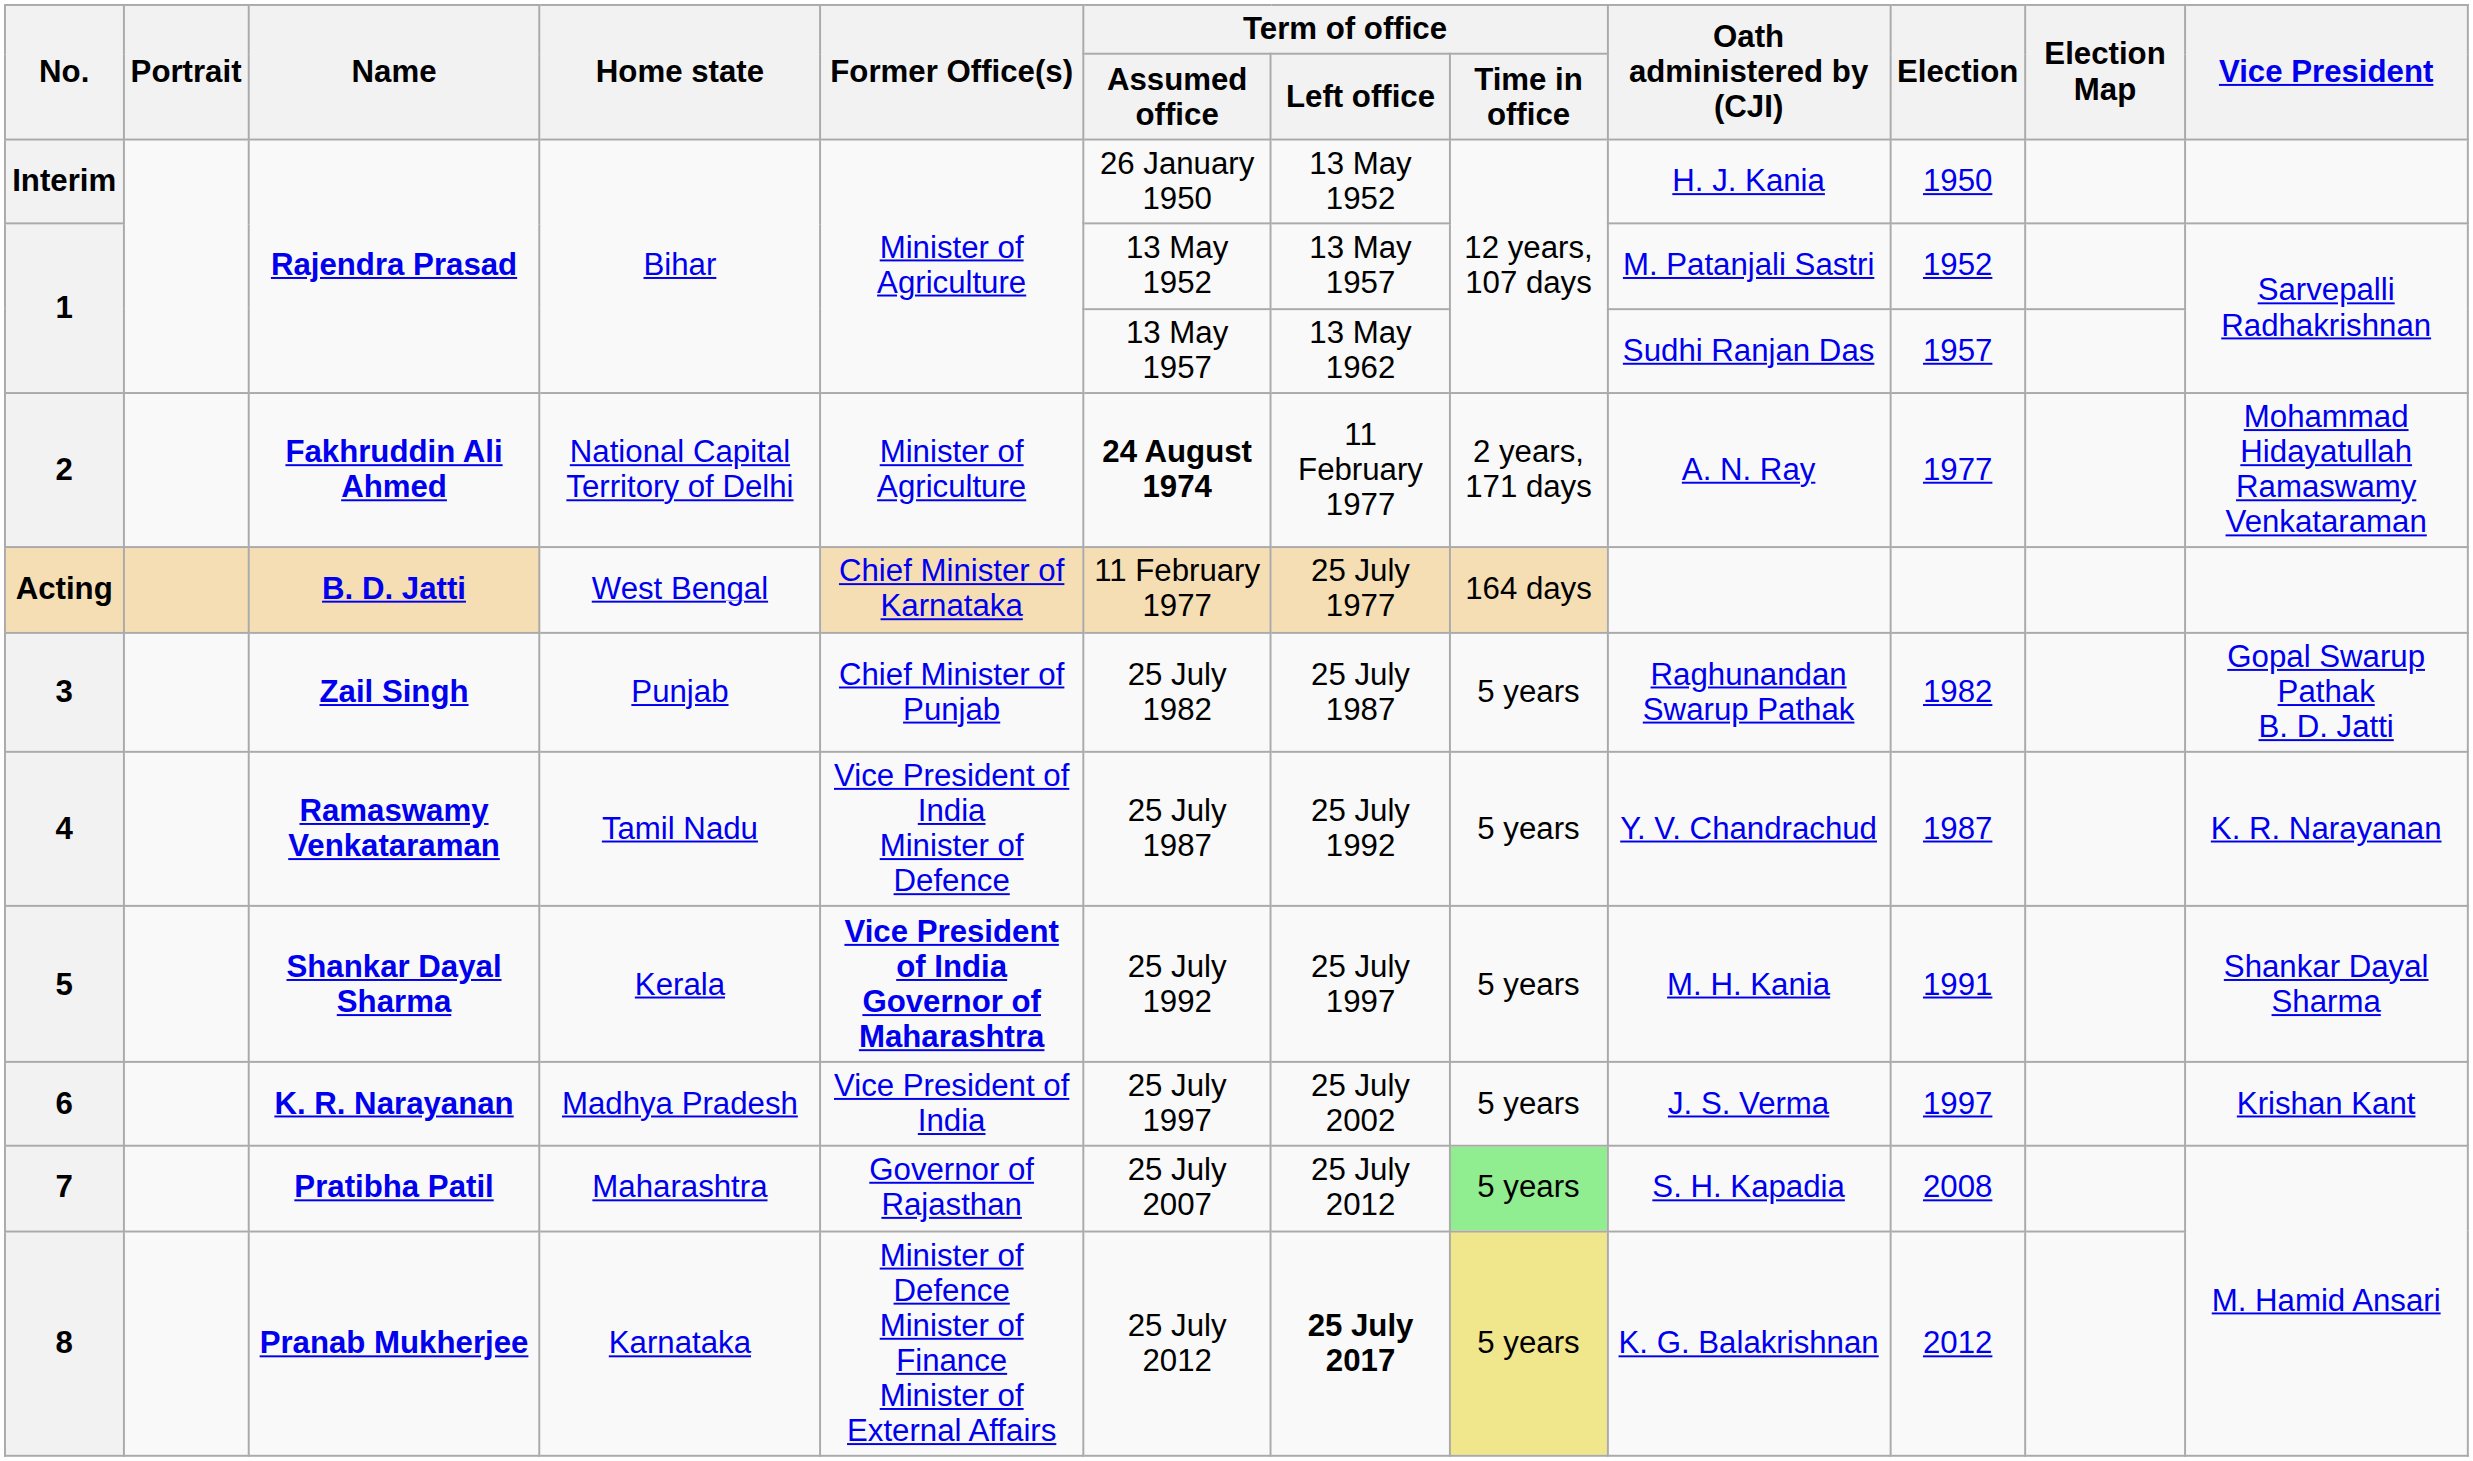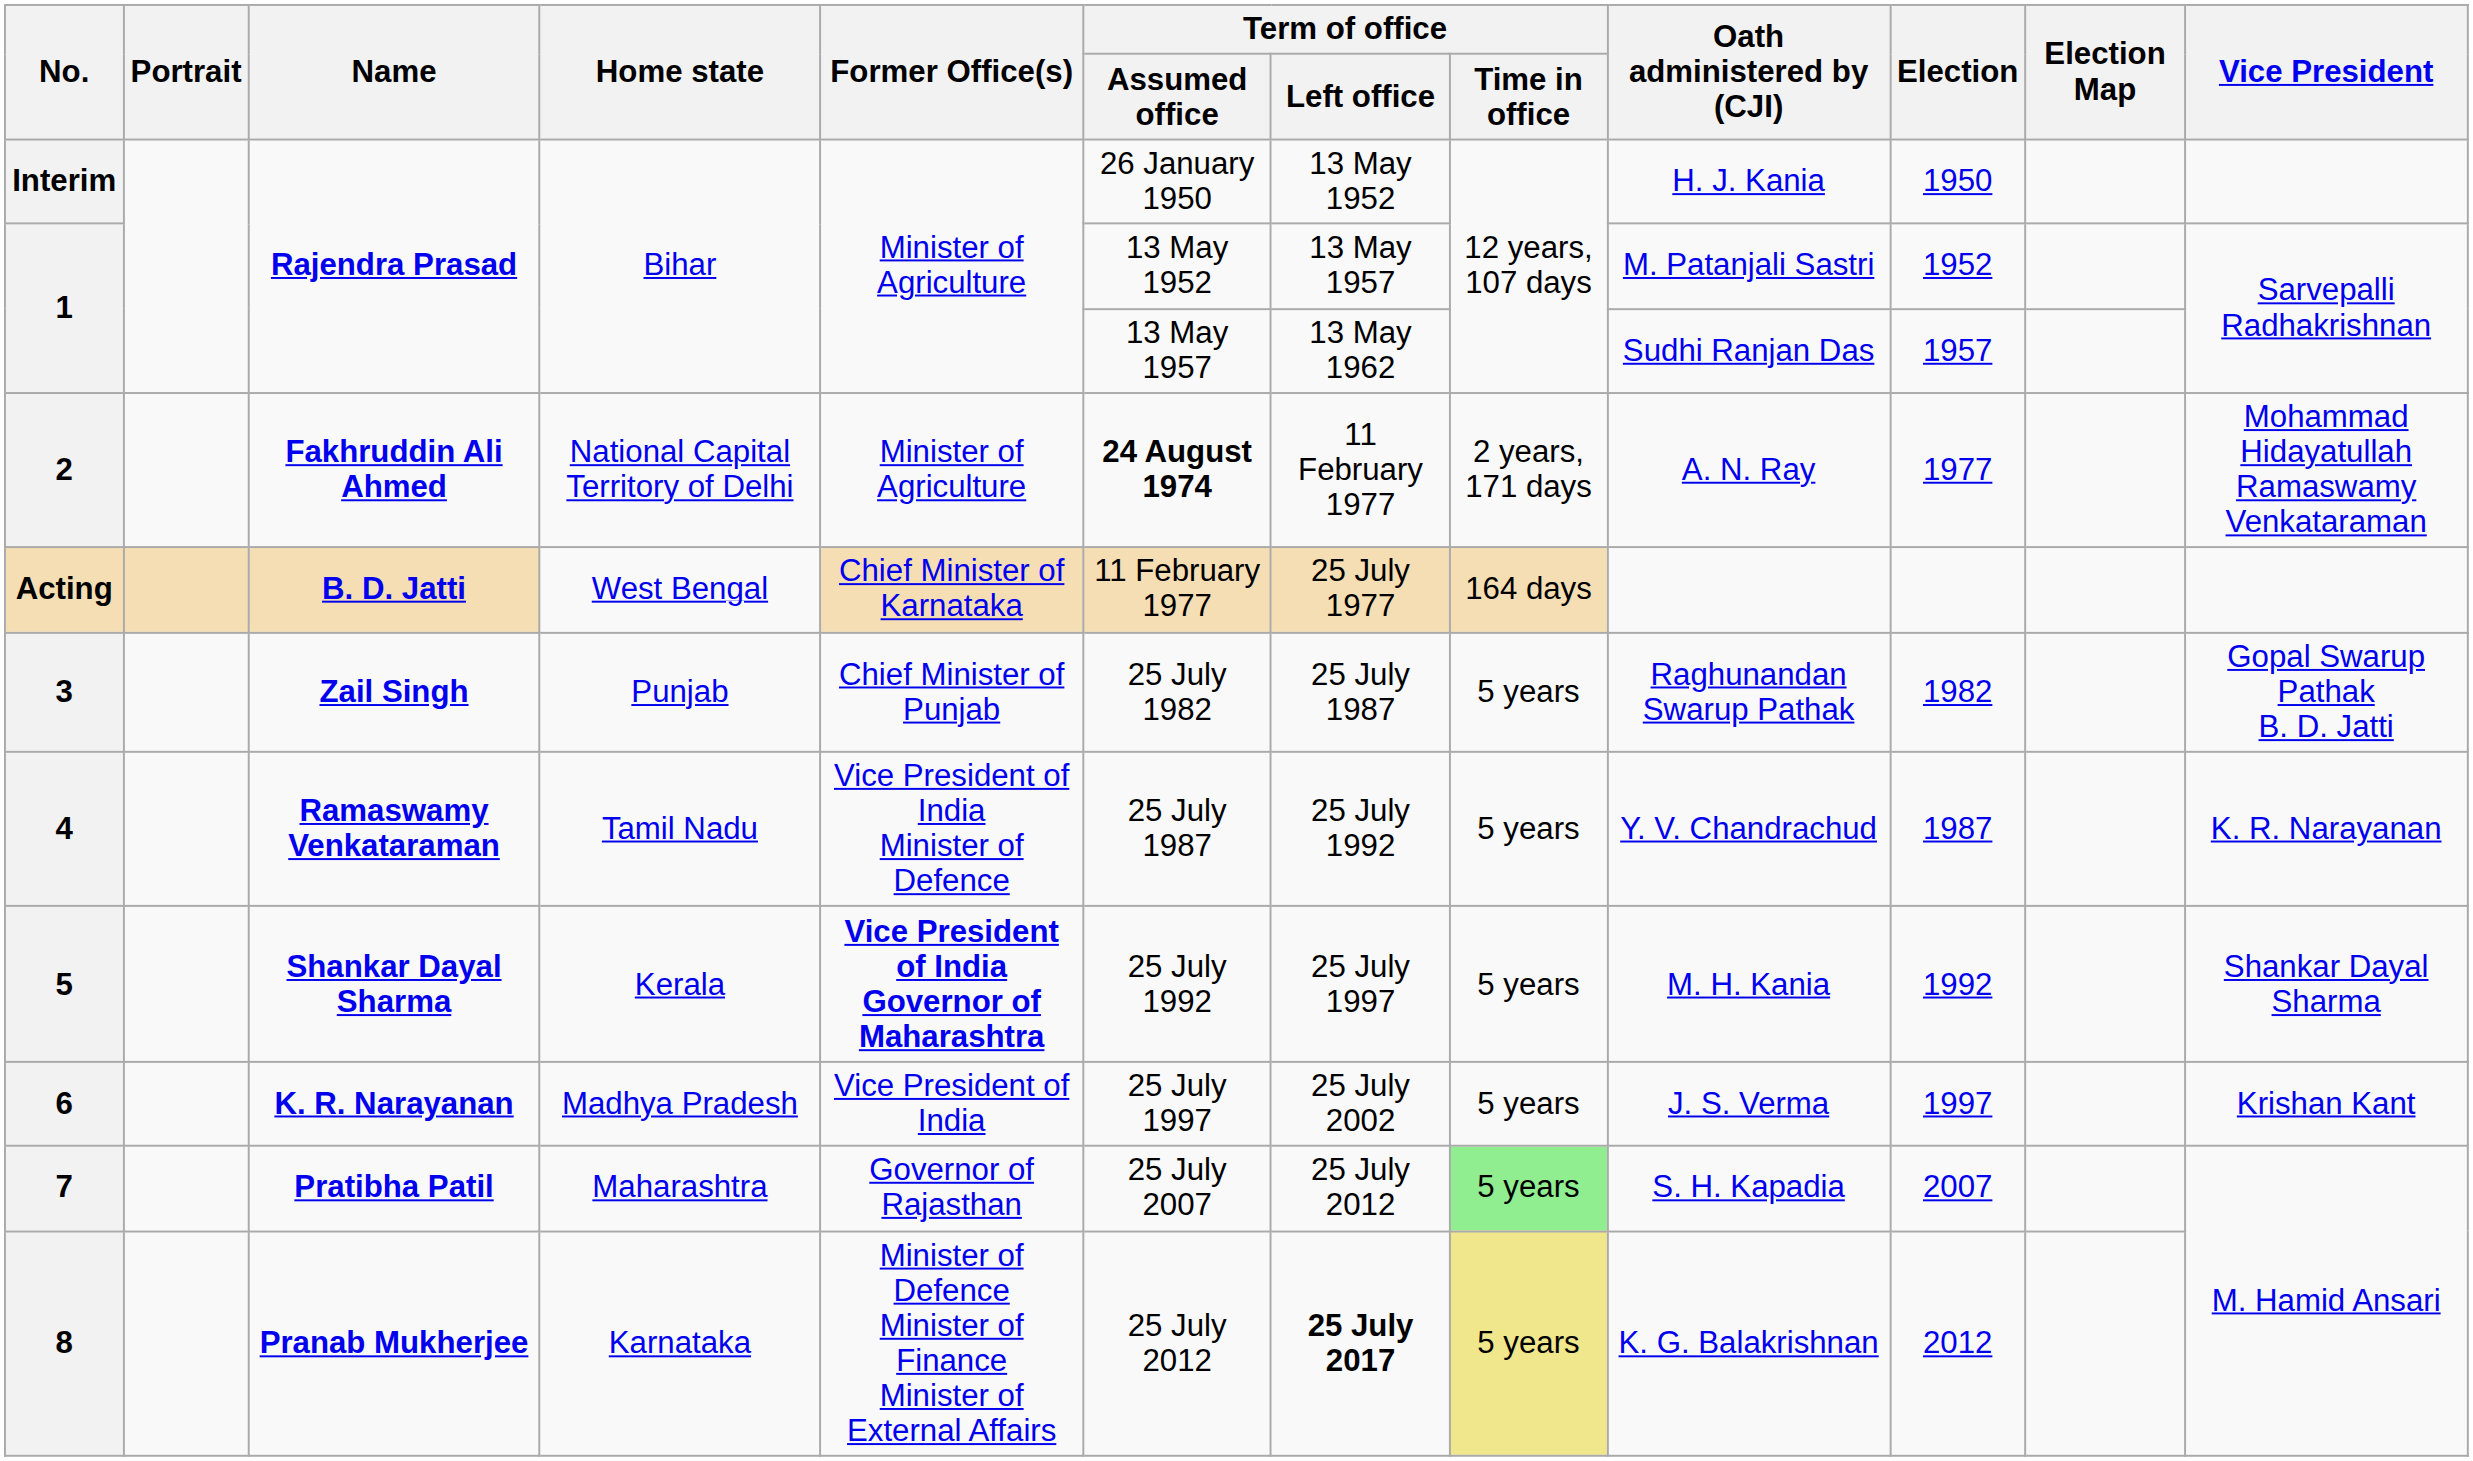(1958, 983) 1991 -> (1958, 983) 1992
(1958, 1187) 2008 -> (1958, 1187) 2007
